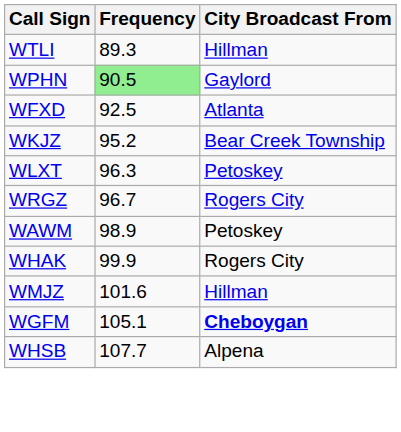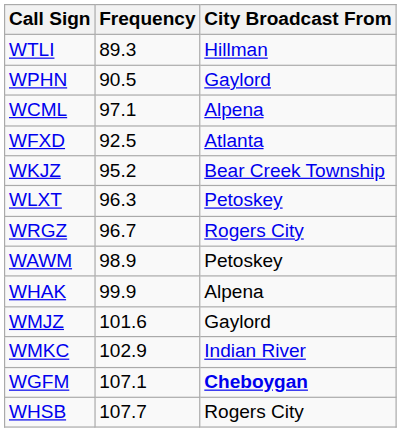(118, 79) lightgreen background -> (118, 79) no background
+ row: (38, 110)
(254, 261) Rogers City -> (234, 291) Alpena
(236, 291) Hillman -> (238, 321) Gaylord
+ row: (39, 351)
(123, 321) 105.1 -> (123, 381) 107.1
(234, 351) Alpena -> (254, 412) Rogers City
